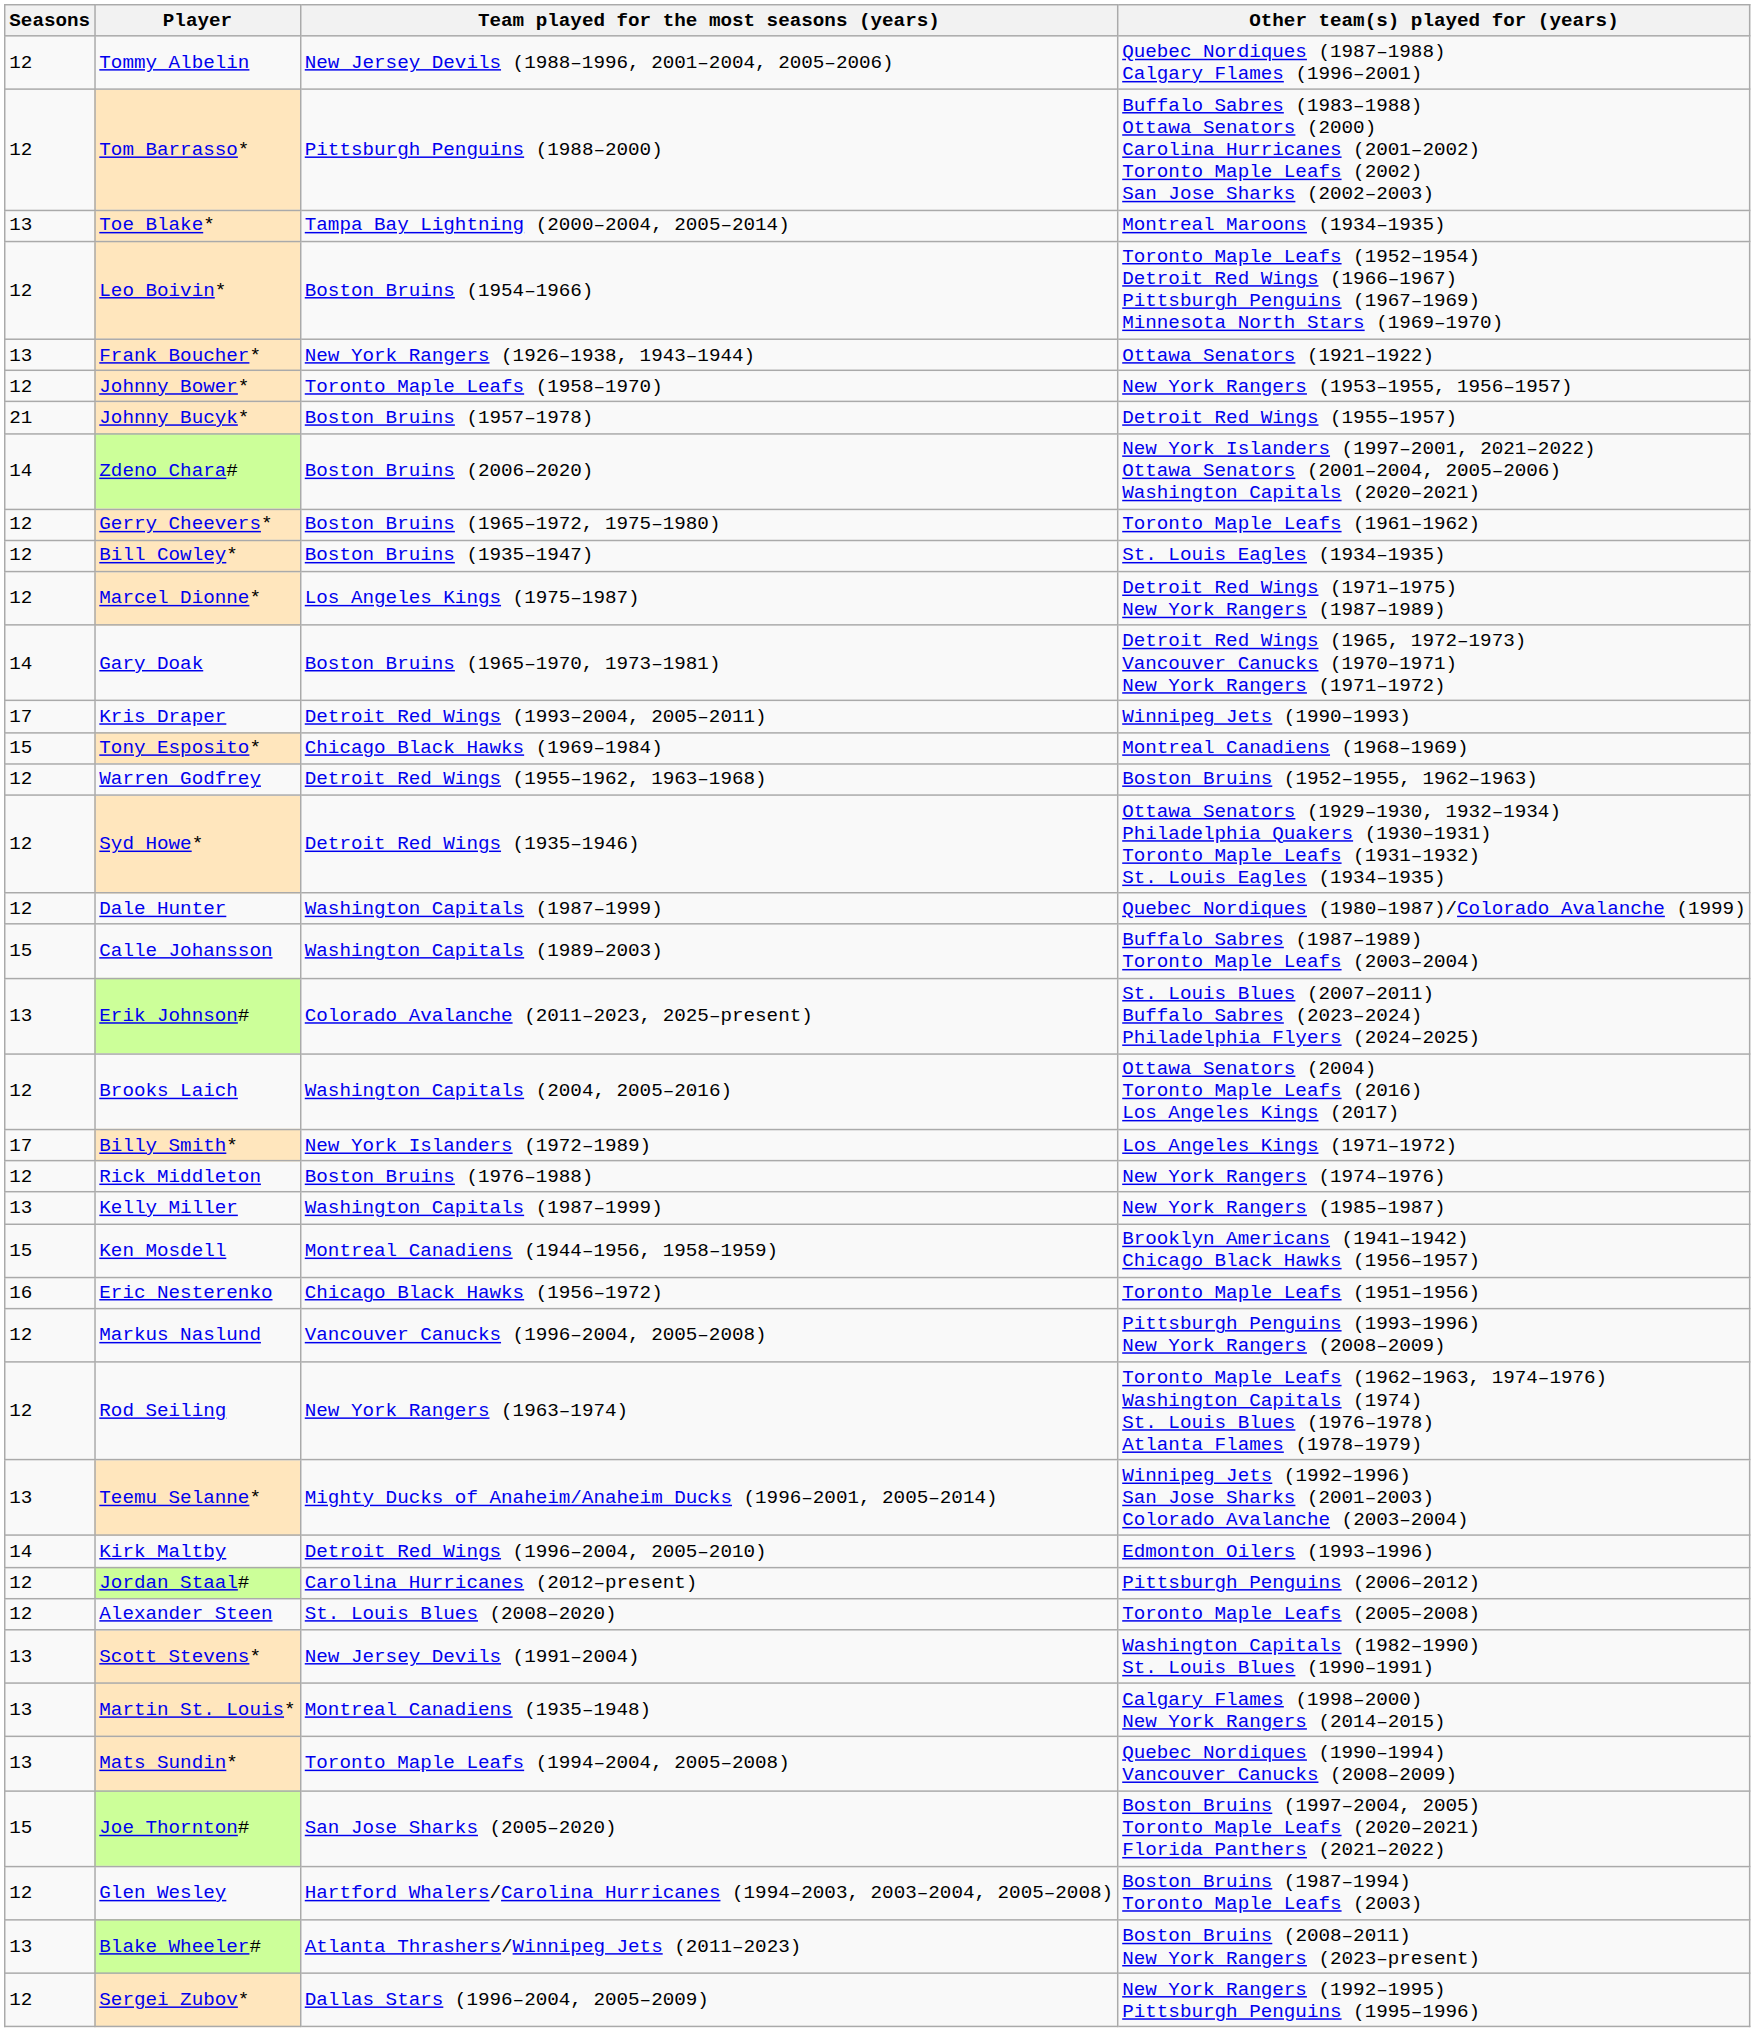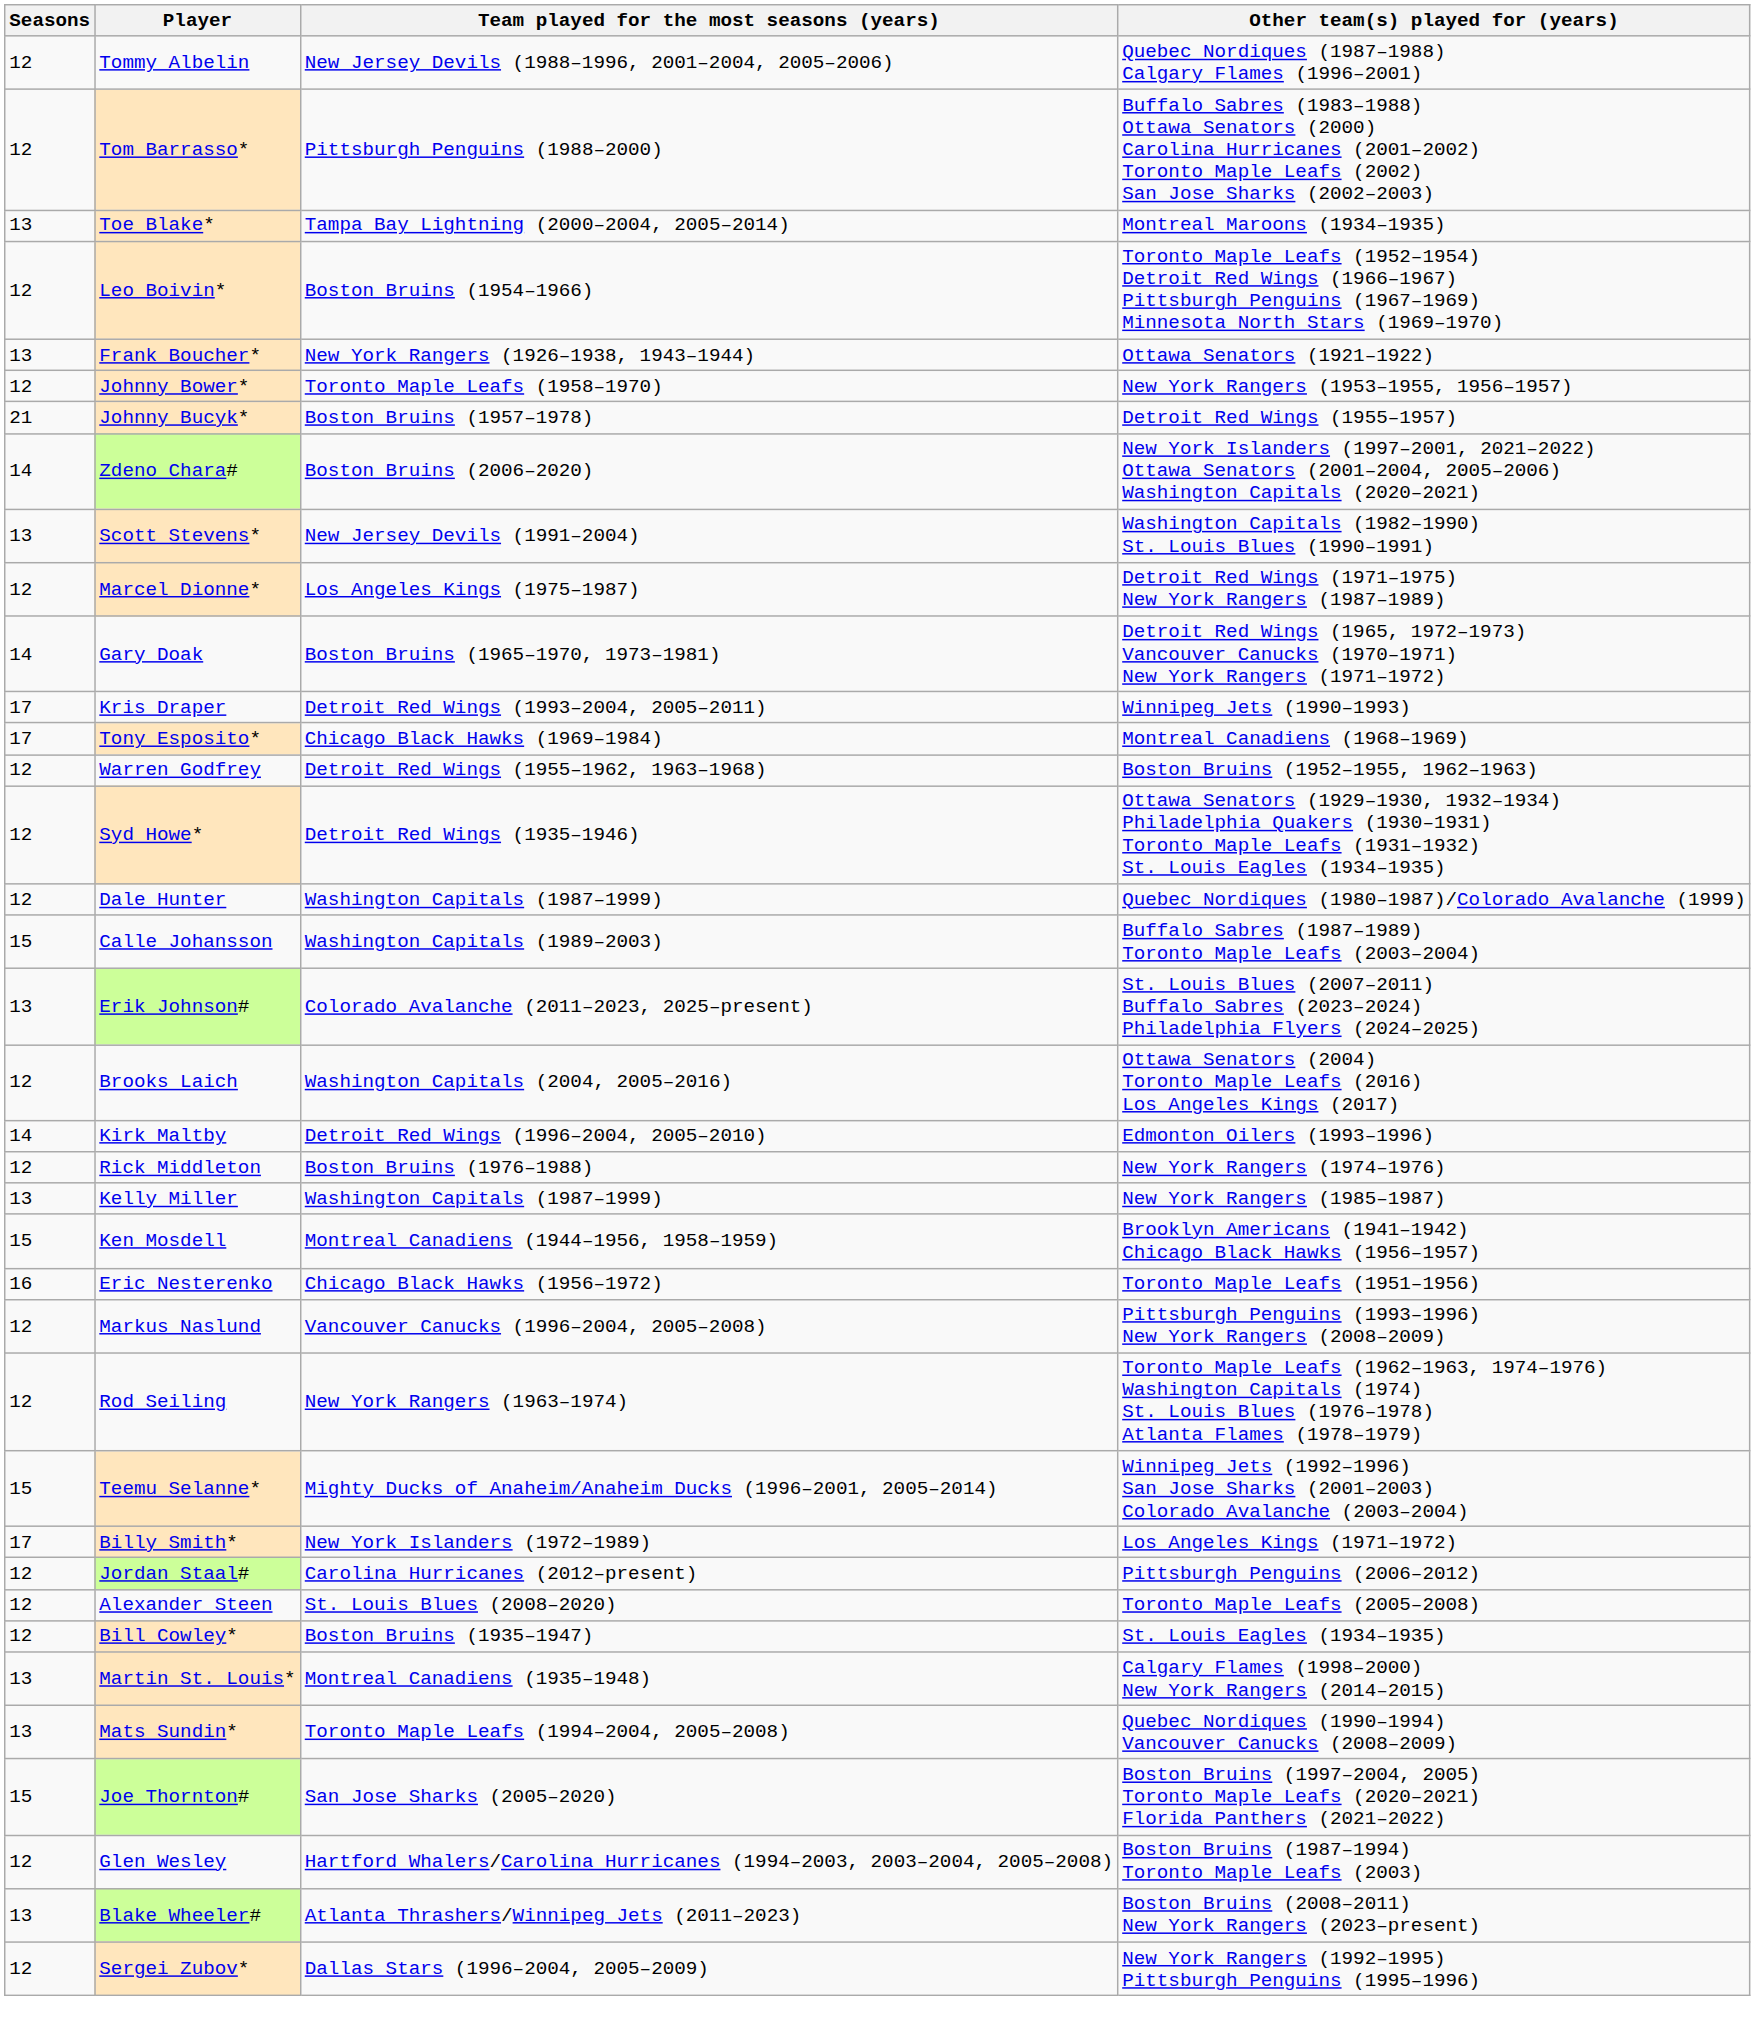- row: (186, 525)
rows swapped: (169, 556) <-> (180, 1657)
(21, 748) 15 -> (21, 739) 17
rows swapped: (163, 1551) <-> (169, 1145)
(21, 1498) 13 -> (21, 1489) 15
